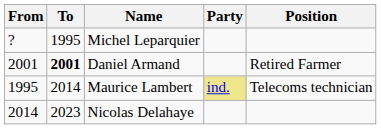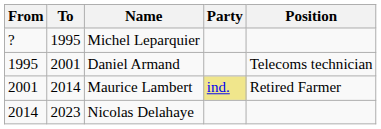(23, 64) 2001 -> (23, 64) 1995
(66, 64) bold -> (66, 64) normal
(295, 64) Retired Farmer -> (311, 64) Telecoms technician
(23, 87) 1995 -> (23, 87) 2001
(311, 87) Telecoms technician -> (295, 87) Retired Farmer
